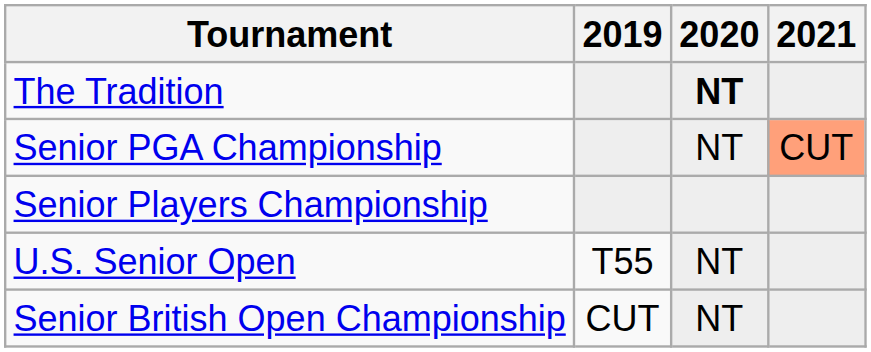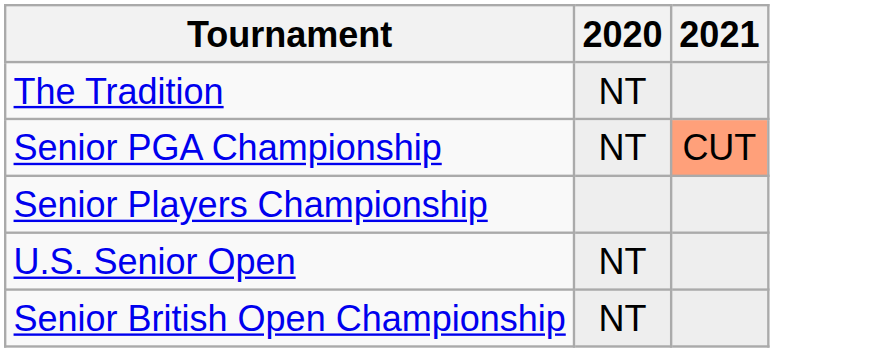- column: (623, 34)
(719, 91) bold -> (623, 91) normal
